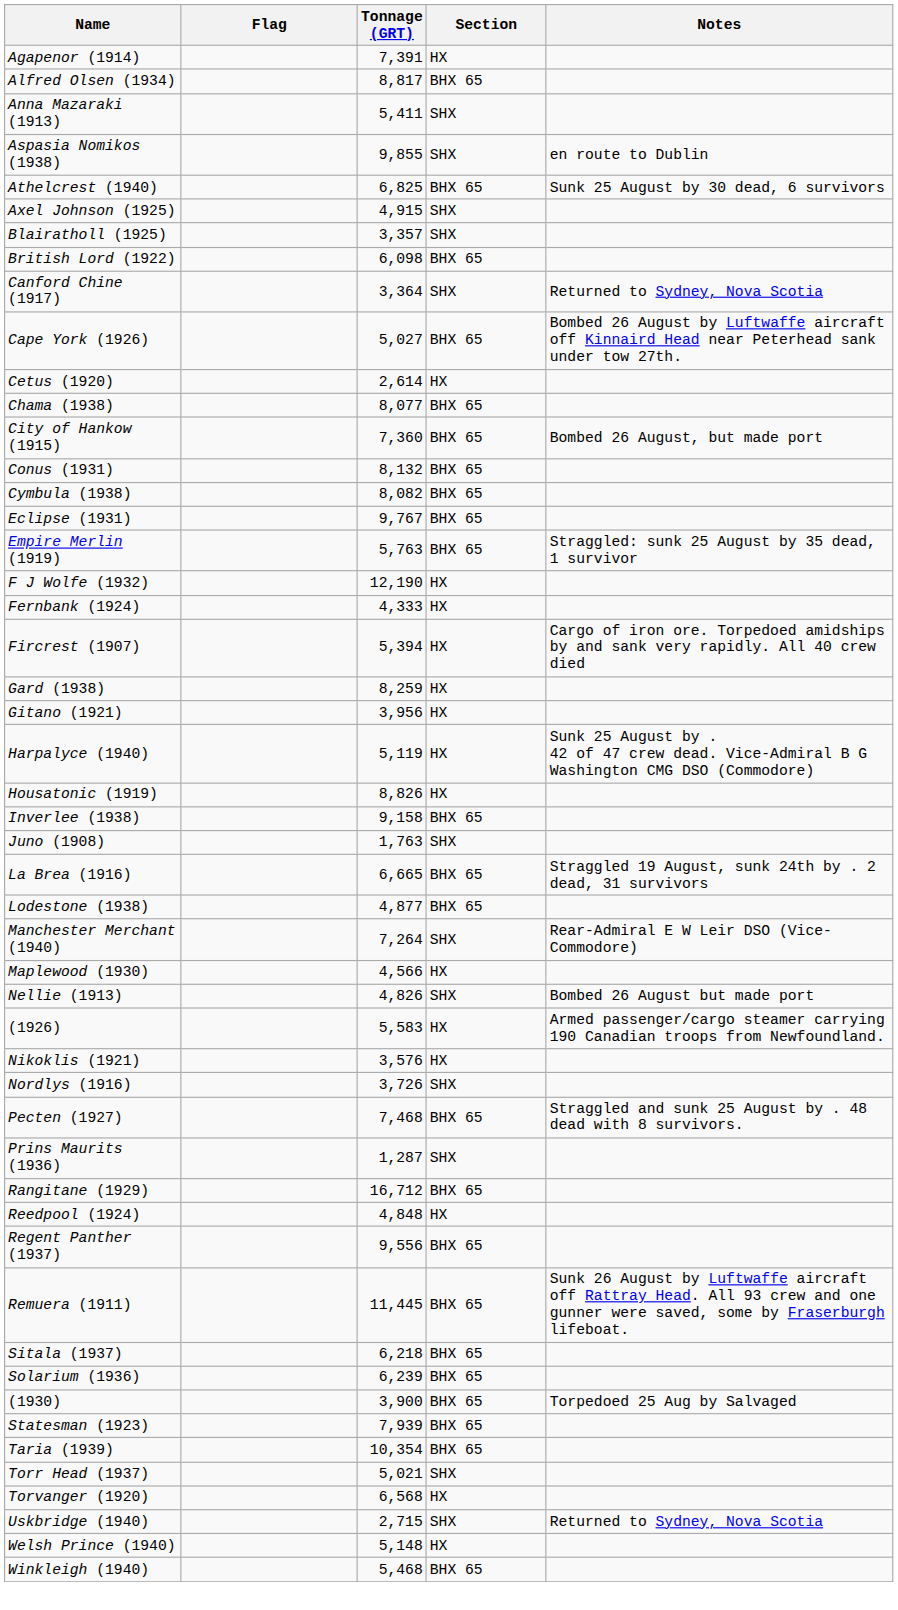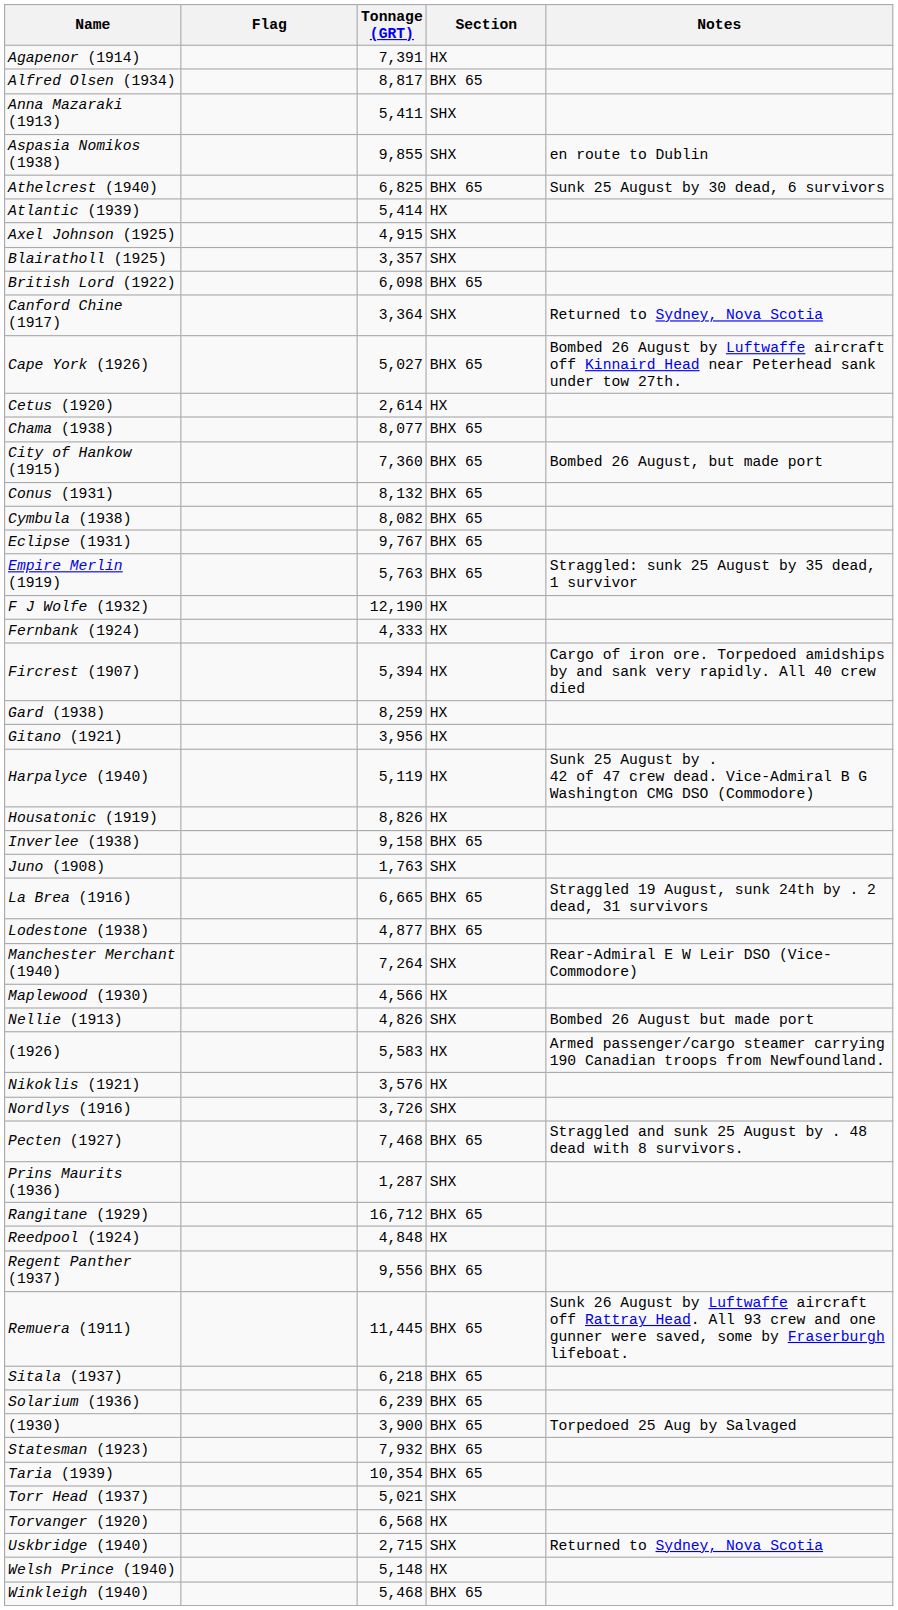+ row: (74, 211)
(401, 1426) 7,939 -> (401, 1450) 7,932
